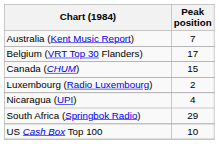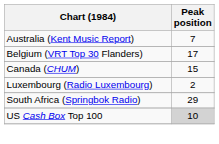- row: (42, 100)
(193, 131) no background -> (193, 116) lightgrey background
